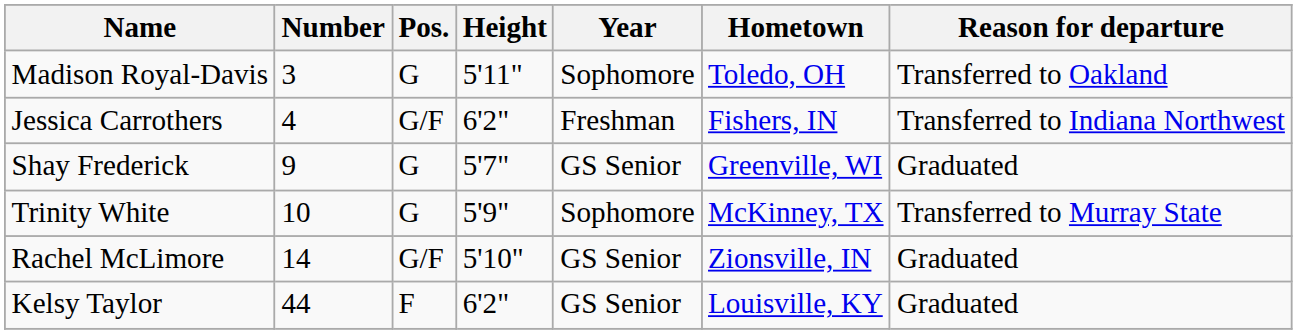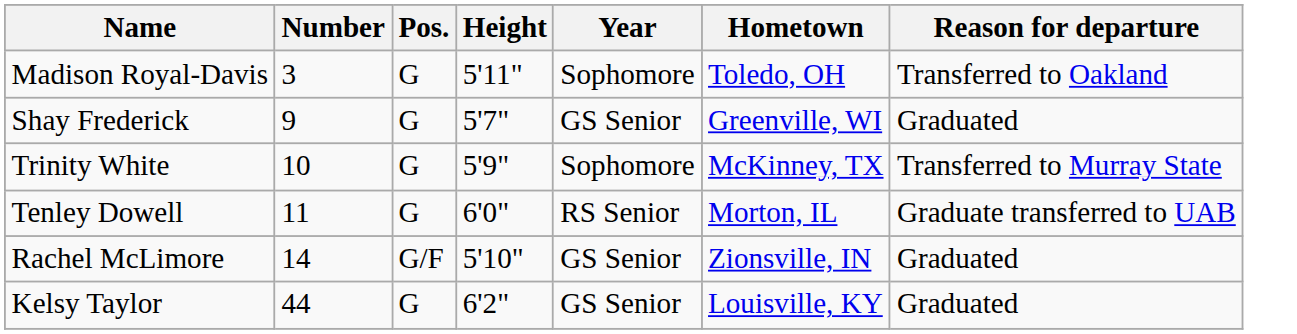- row: (117, 119)
+ row: (98, 212)
(407, 304) F -> (409, 304) G
